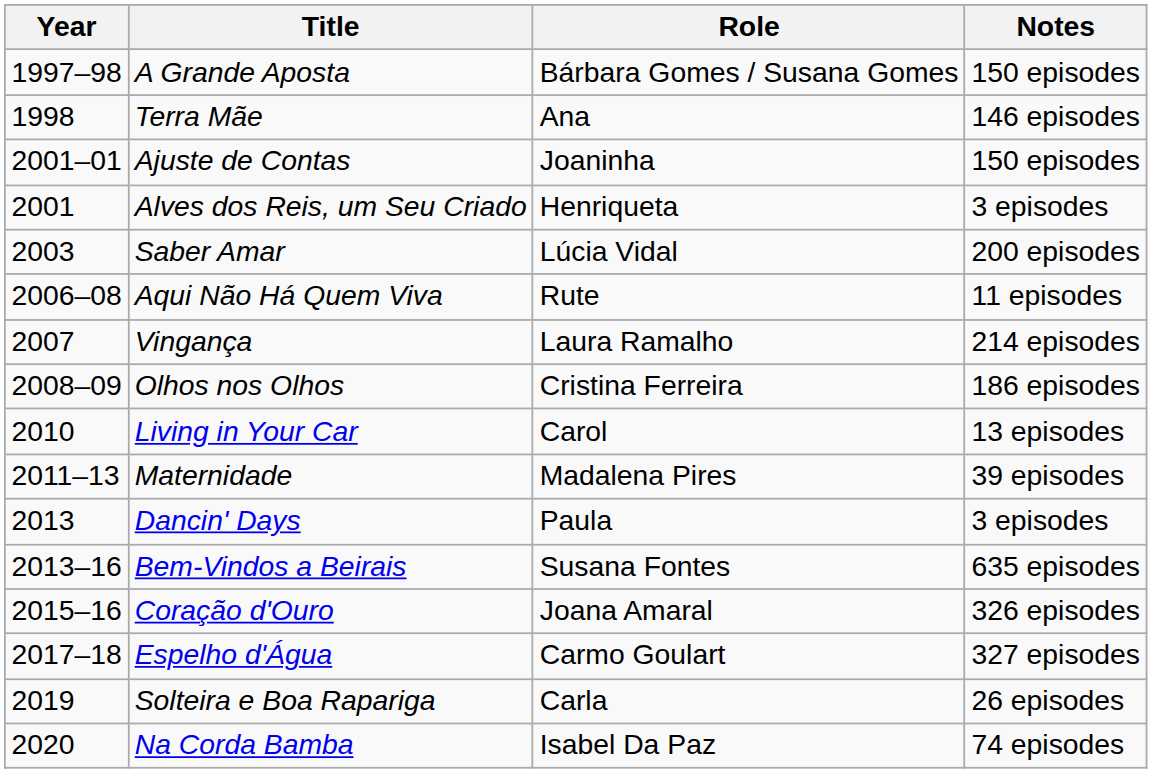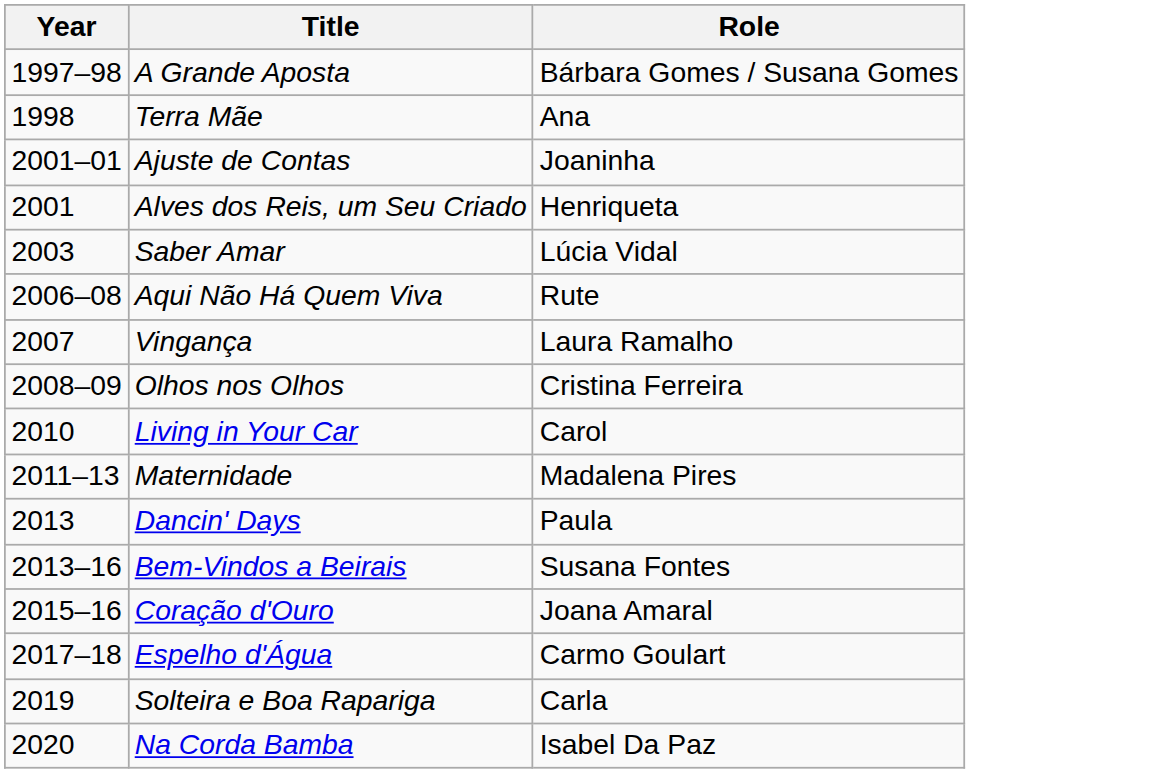- column: (1056, 26)
